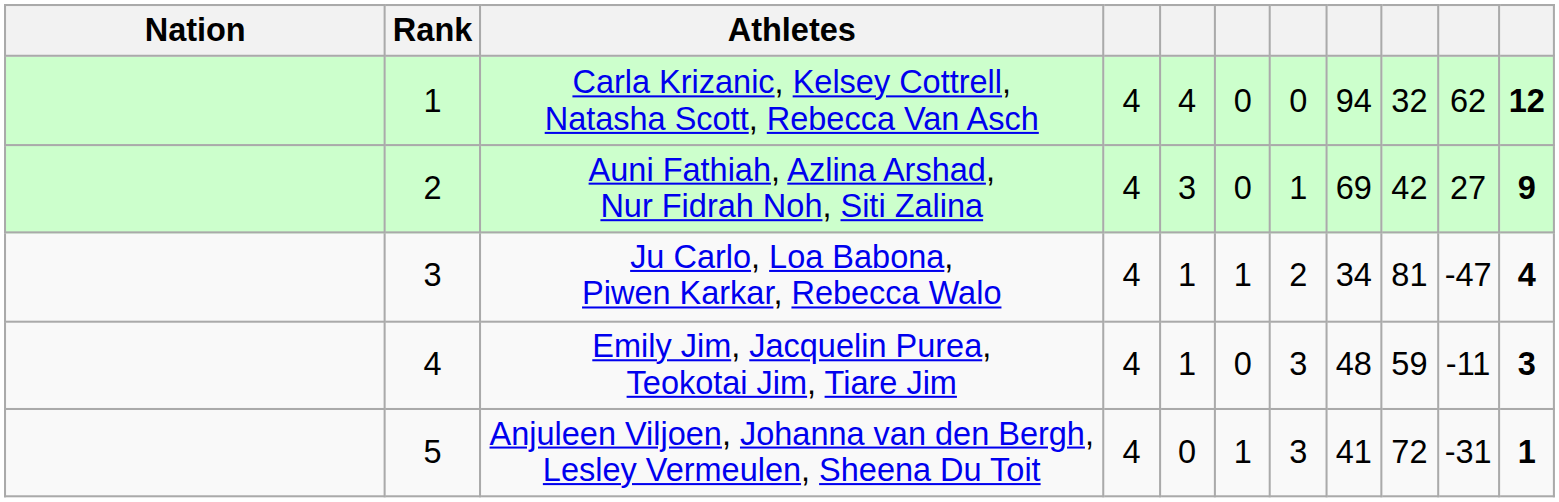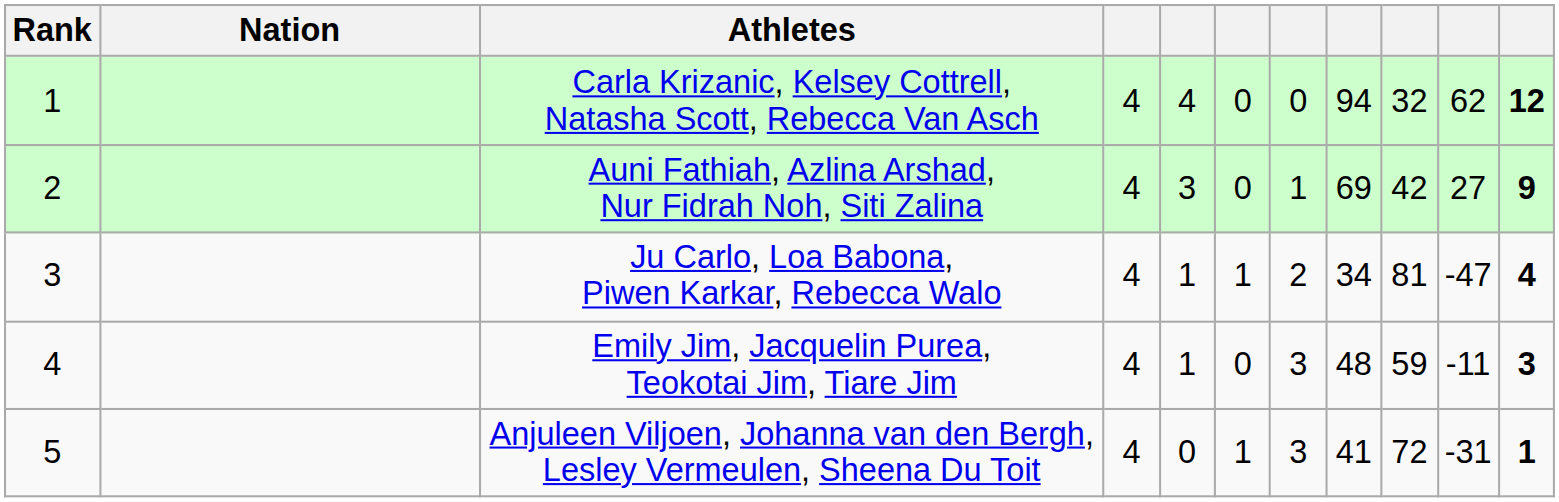columns swapped: (433, 30) <-> (195, 30)
